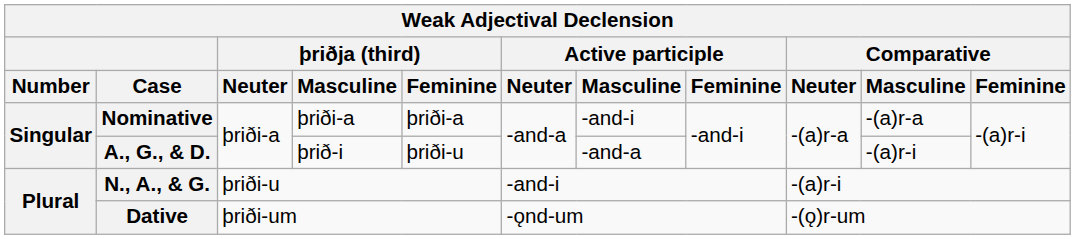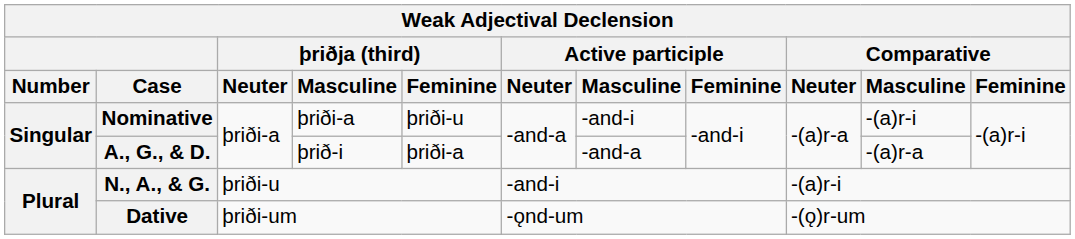(435, 119) þriði-a -> (435, 119) þriði-u
(894, 119) -(a)r-a -> (891, 119) -(a)r-i
(435, 151) þriði-u -> (435, 151) þriði-a
(891, 151) -(a)r-i -> (894, 151) -(a)r-a
